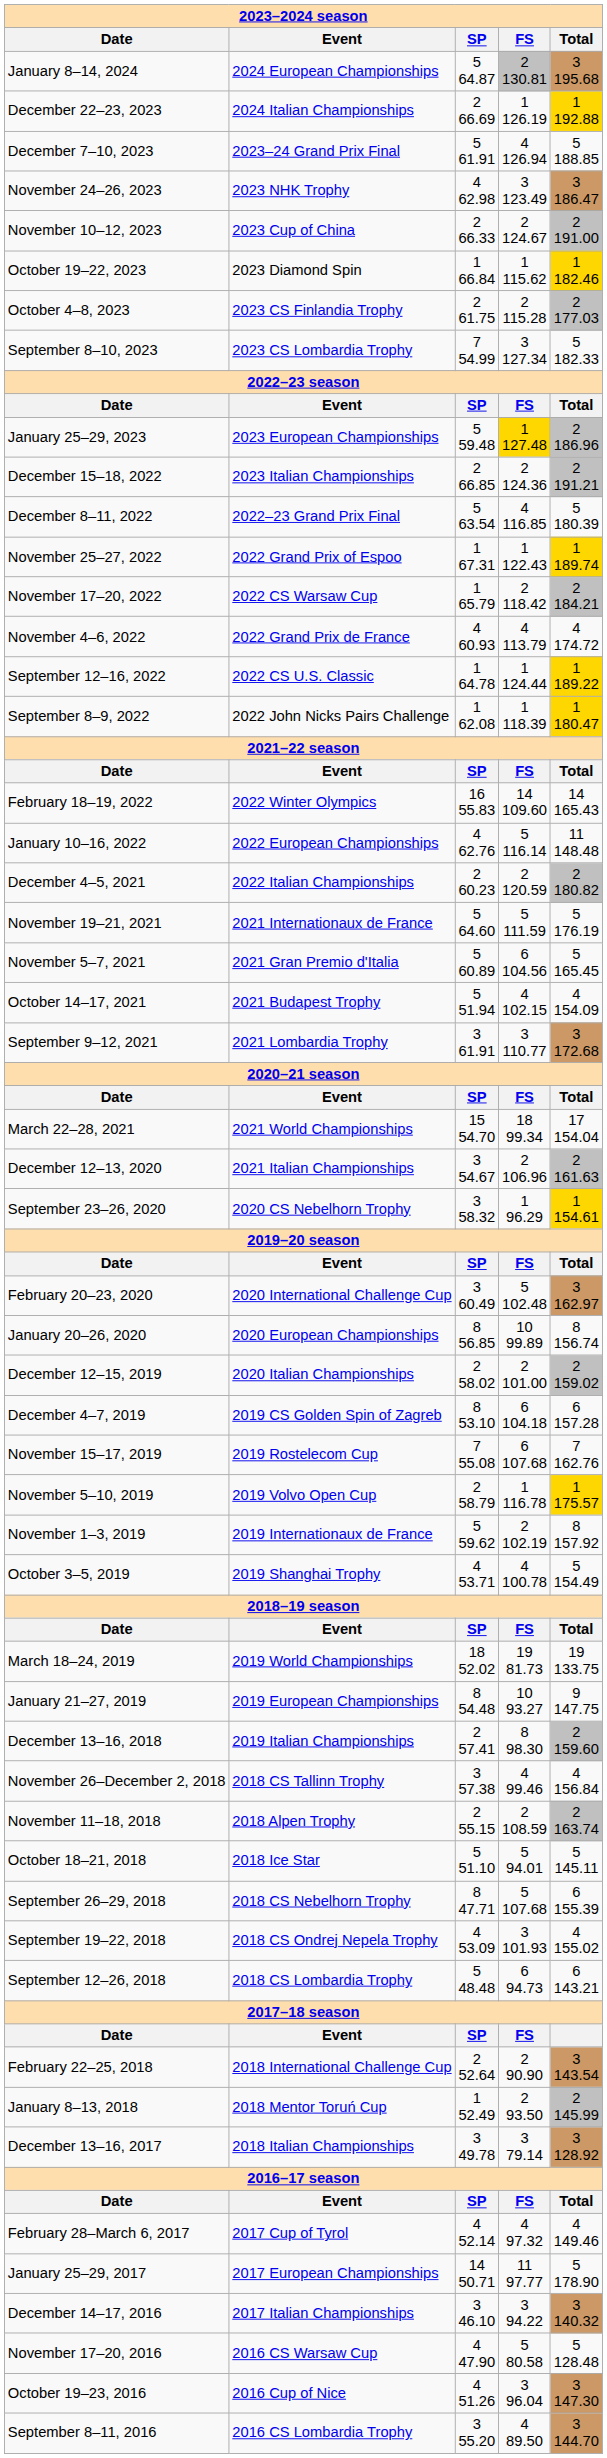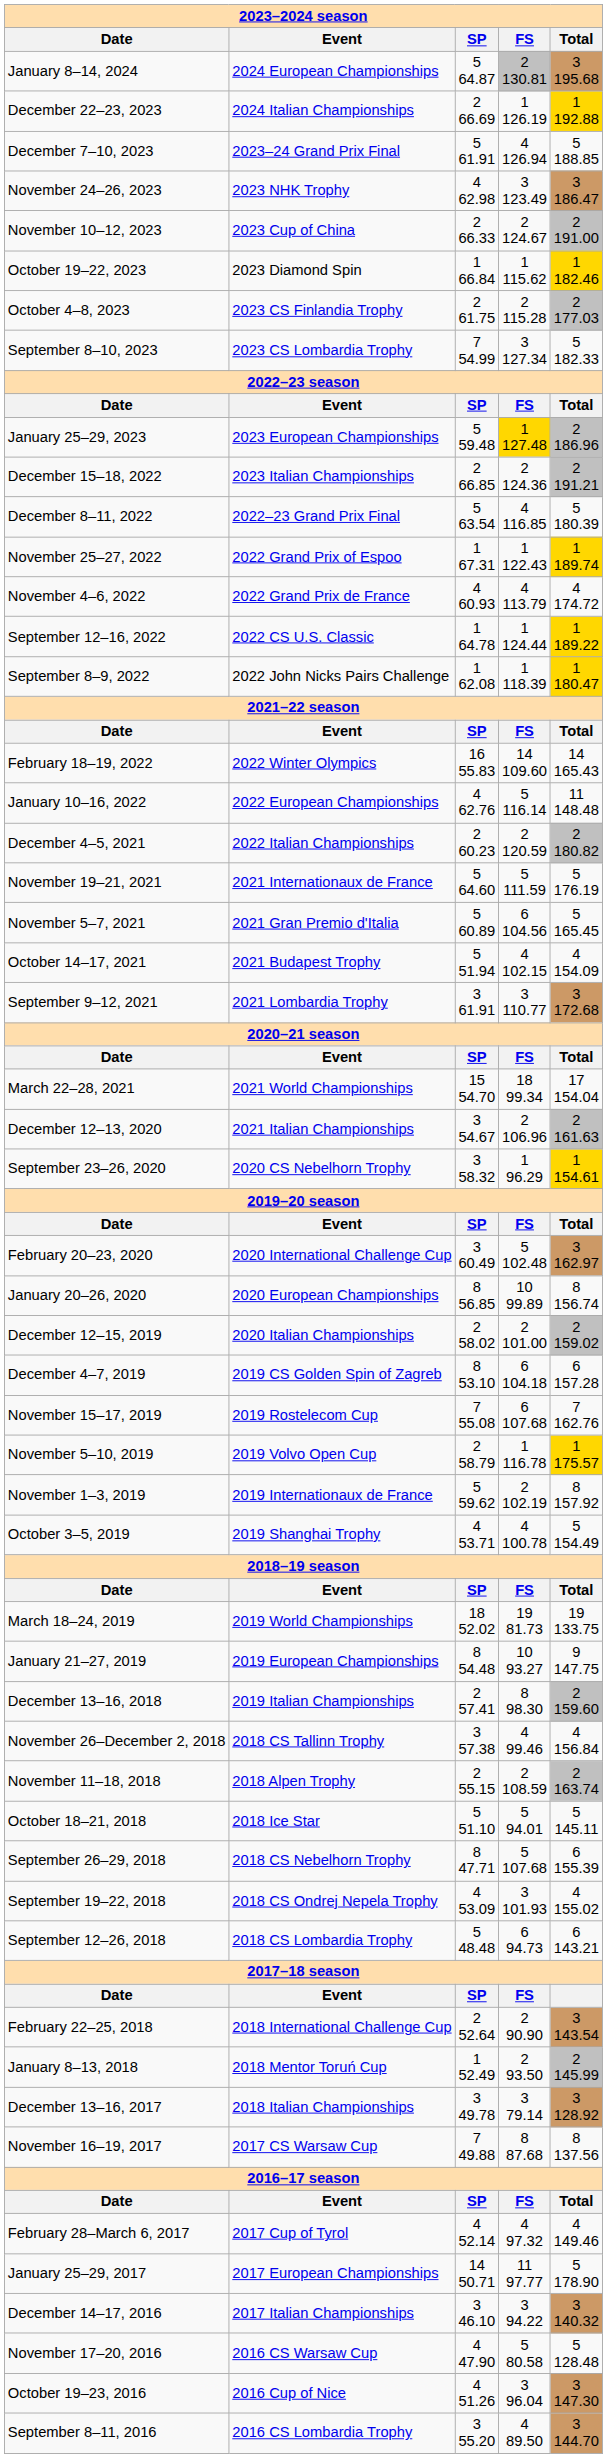- row: (85, 596)
+ row: (85, 2147)
